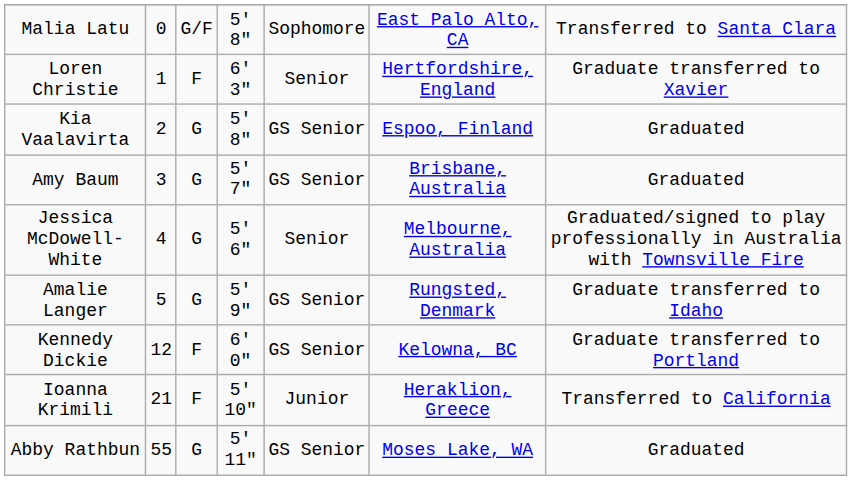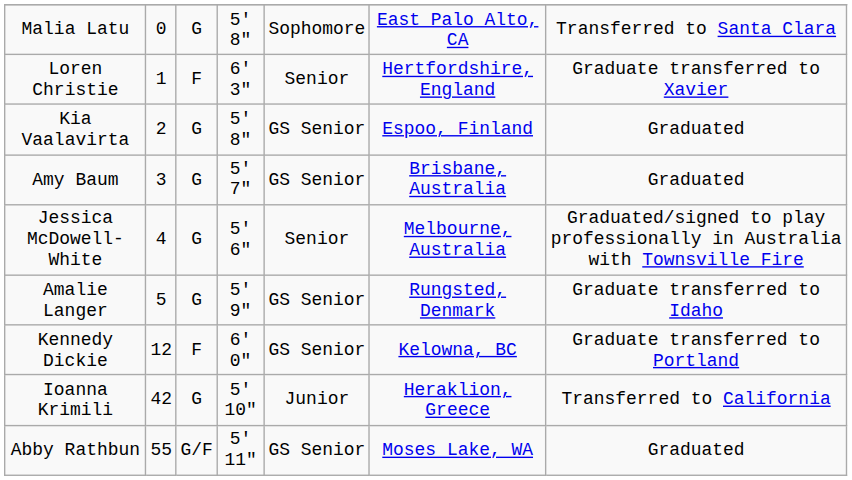(197, 30) G/F -> (197, 30) G
(161, 400) 21 -> (161, 400) 42
(197, 400) F -> (197, 400) G
(197, 450) G -> (197, 450) G/F
